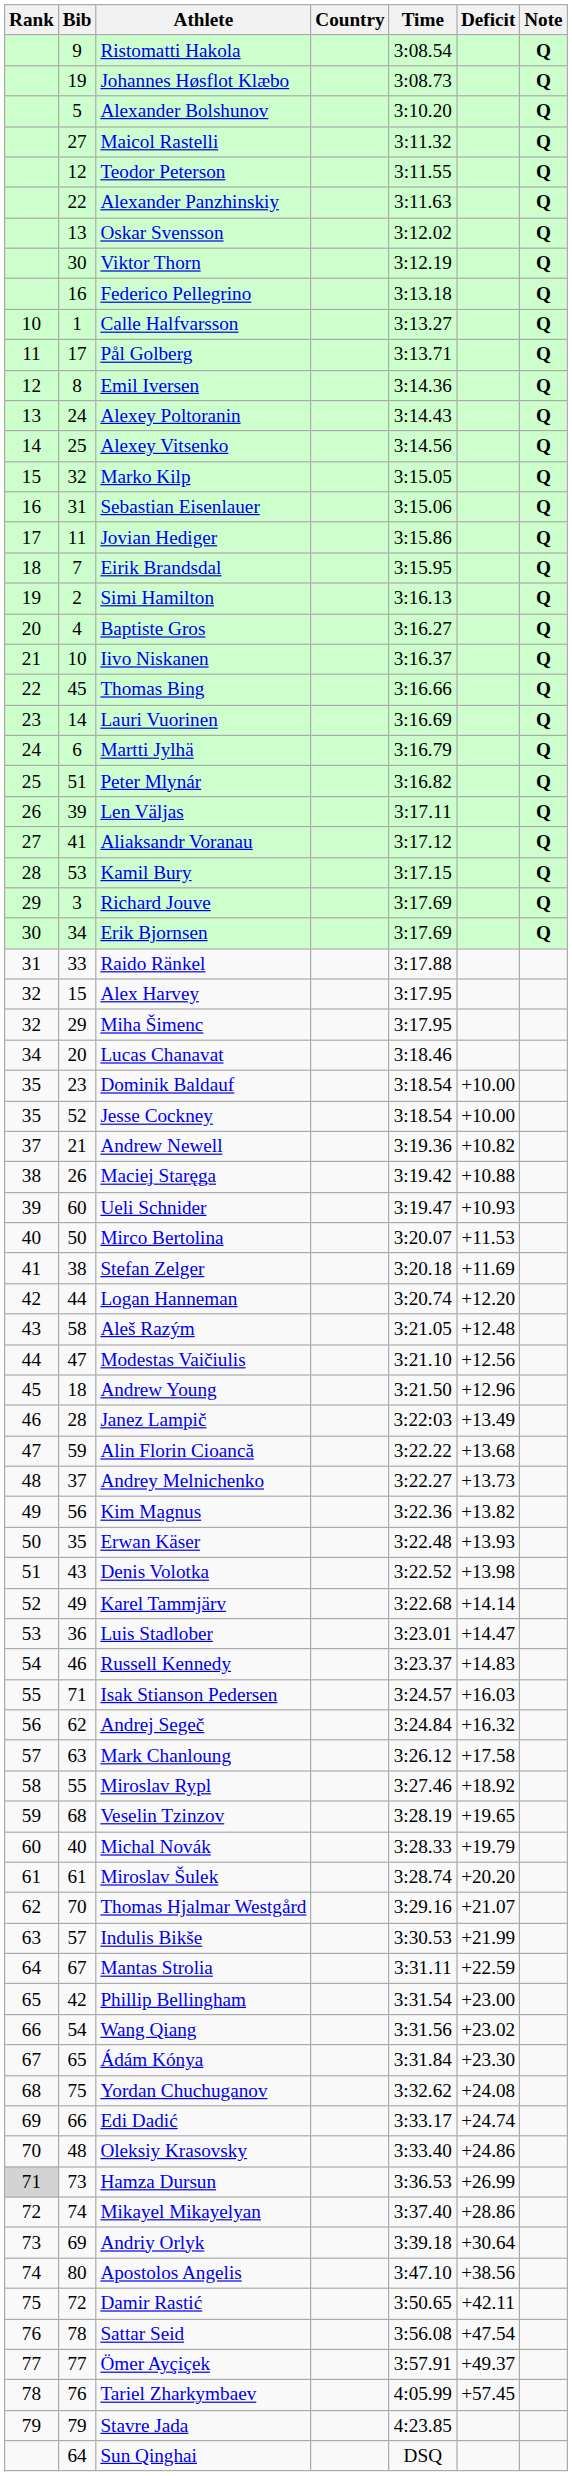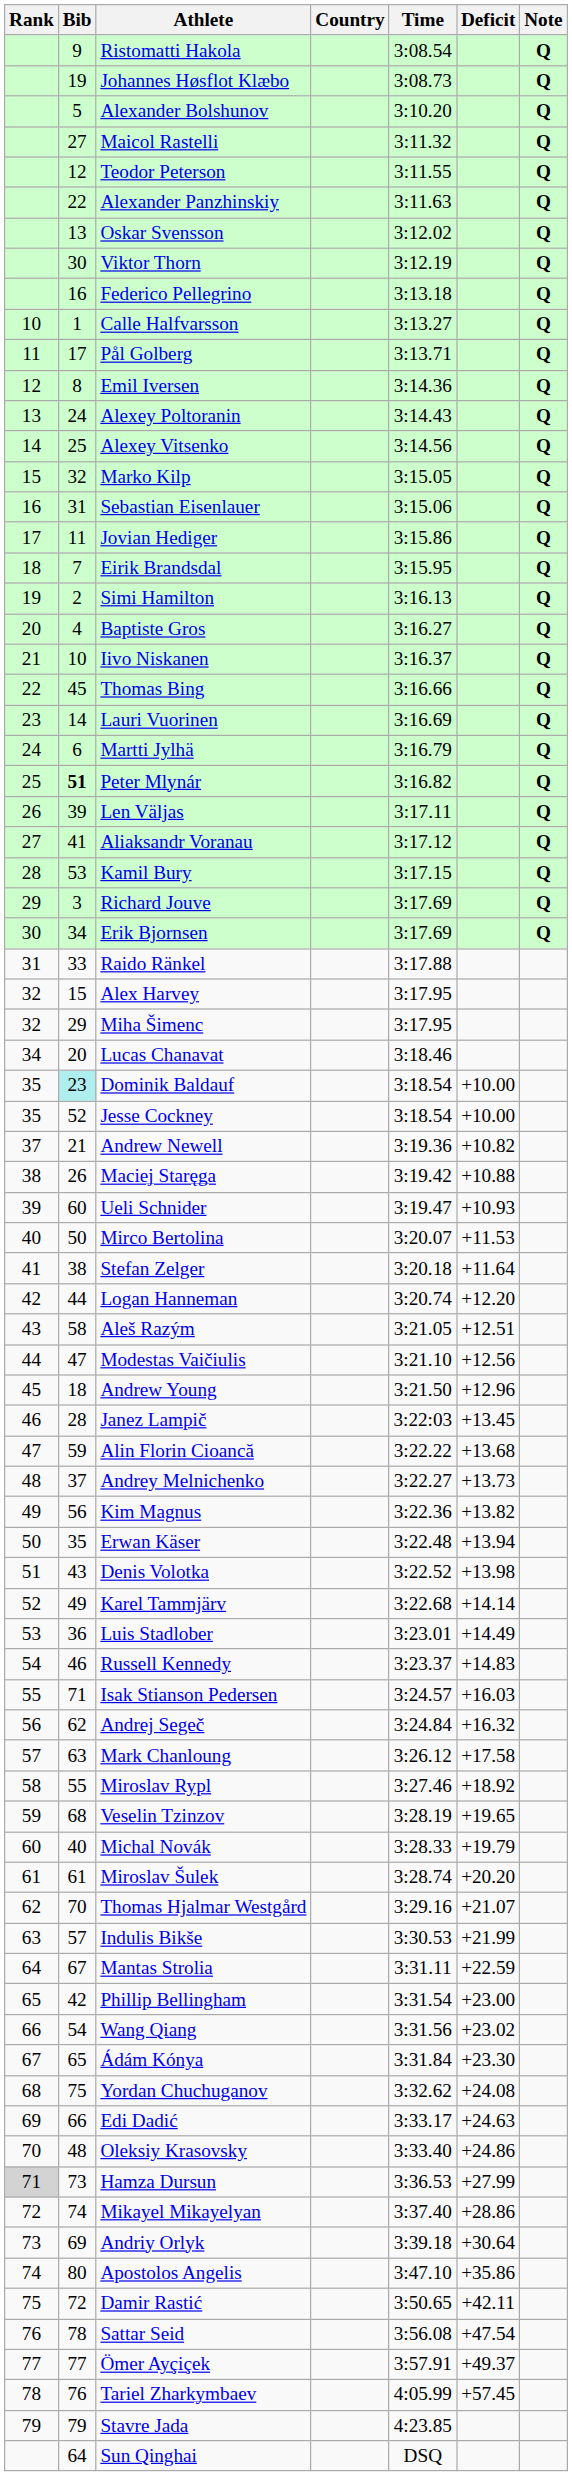(77, 780) normal -> (77, 780) bold
(77, 1085) no background -> (77, 1085) paleturquoise background
(488, 1268) +11.69 -> (488, 1268) +11.64
(488, 1329) +12.48 -> (488, 1329) +12.51
(488, 1420) +13.49 -> (488, 1420) +13.45
(488, 1542) +13.93 -> (488, 1542) +13.94
(488, 1633) +14.47 -> (488, 1633) +14.49
(488, 2120) +24.74 -> (488, 2120) +24.63
(488, 2181) +26.99 -> (488, 2181) +27.99
(488, 2273) +38.56 -> (488, 2273) +35.86
